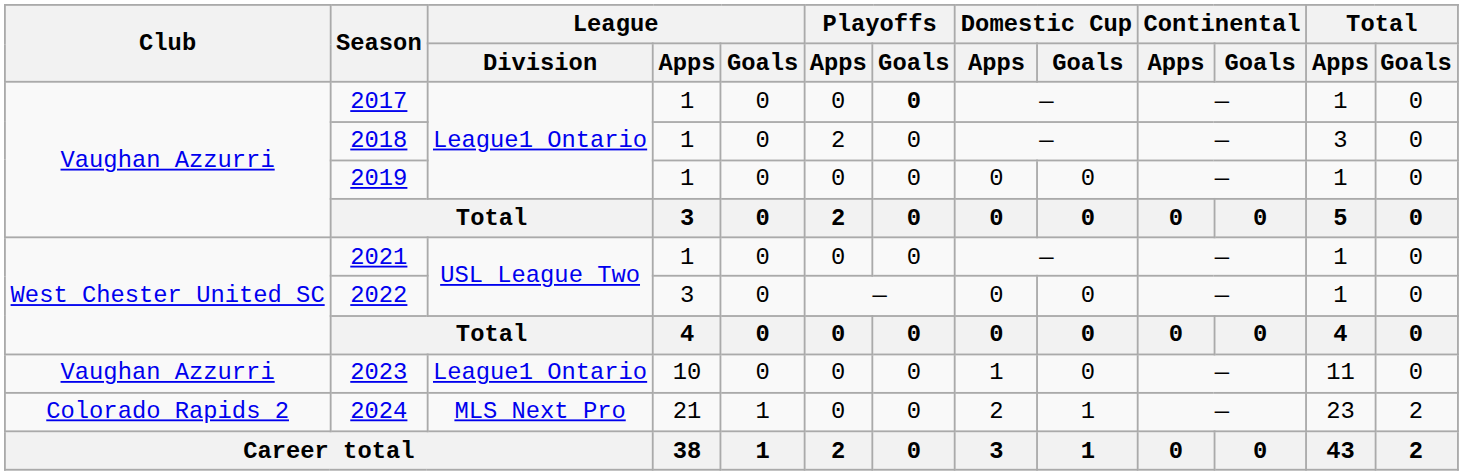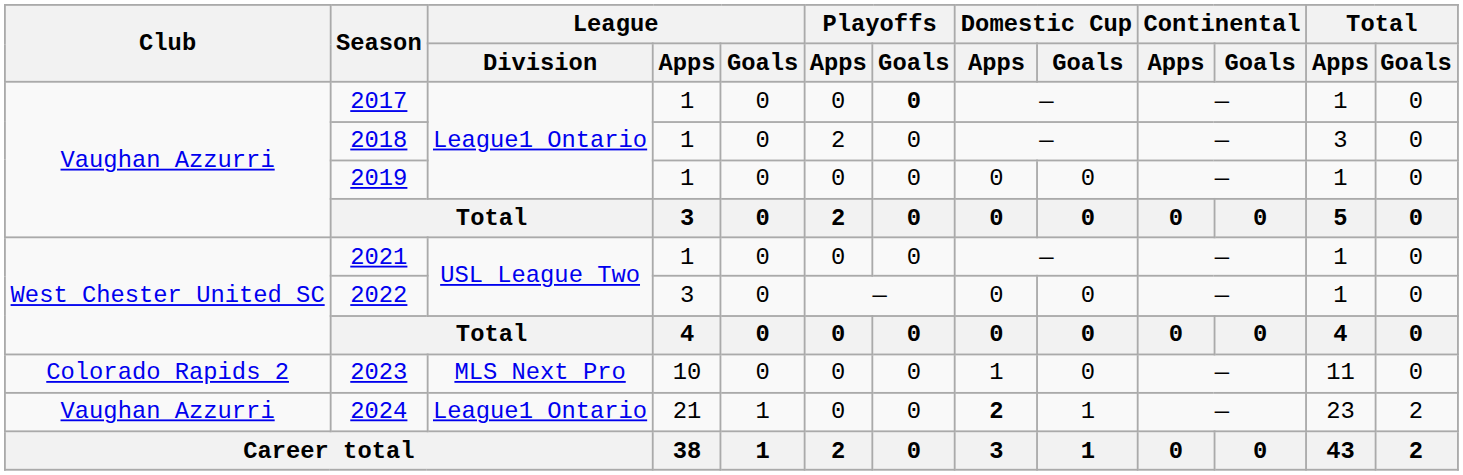(168, 373) Vaughan Azzurri -> (168, 373) Colorado Rapids 2
(540, 373) League1 Ontario -> (540, 373) MLS Next Pro
(168, 412) Colorado Rapids 2 -> (168, 412) Vaughan Azzurri
(540, 412) MLS Next Pro -> (540, 412) League1 Ontario
(997, 412) normal -> (997, 412) bold
